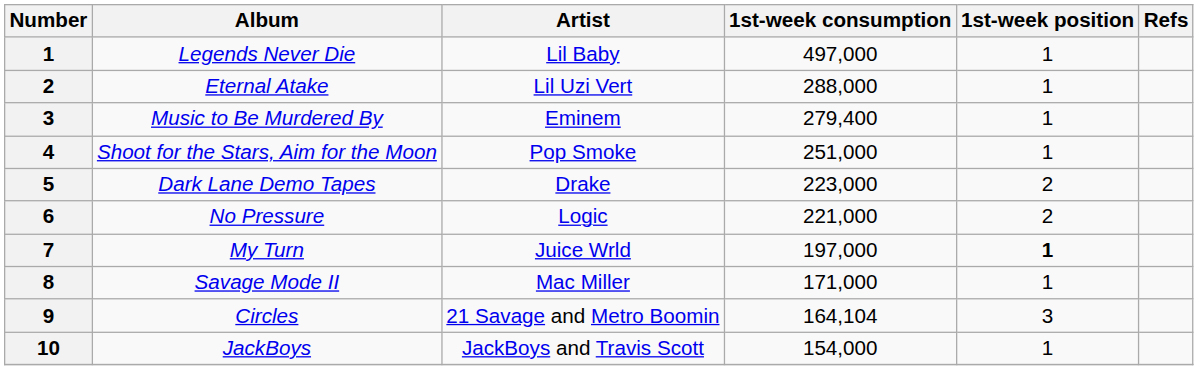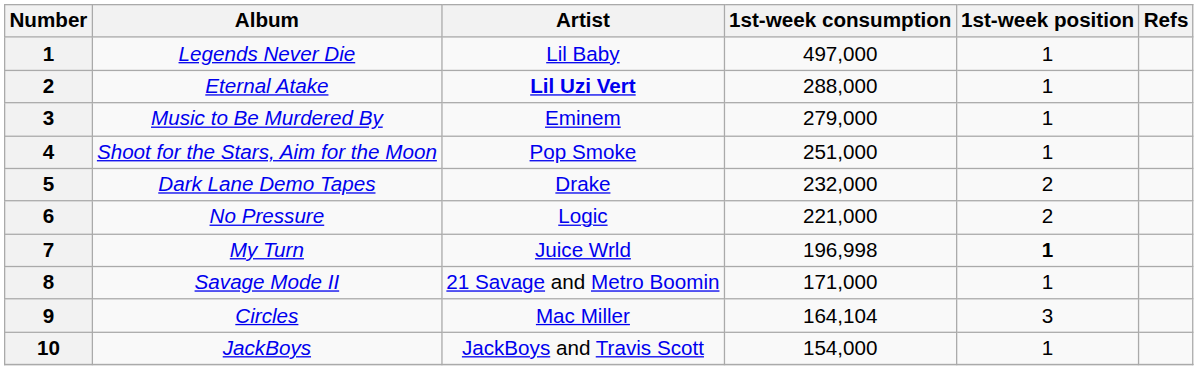(583, 86) normal -> (583, 86) bold
(840, 119) 279,400 -> (840, 119) 279,000
(840, 184) 223,000 -> (840, 184) 232,000
(840, 250) 197,000 -> (840, 250) 196,998
(583, 282) Mac Miller -> (583, 282) 21 Savage and Metro Boomin
(583, 315) 21 Savage and Metro Boomin -> (583, 315) Mac Miller
